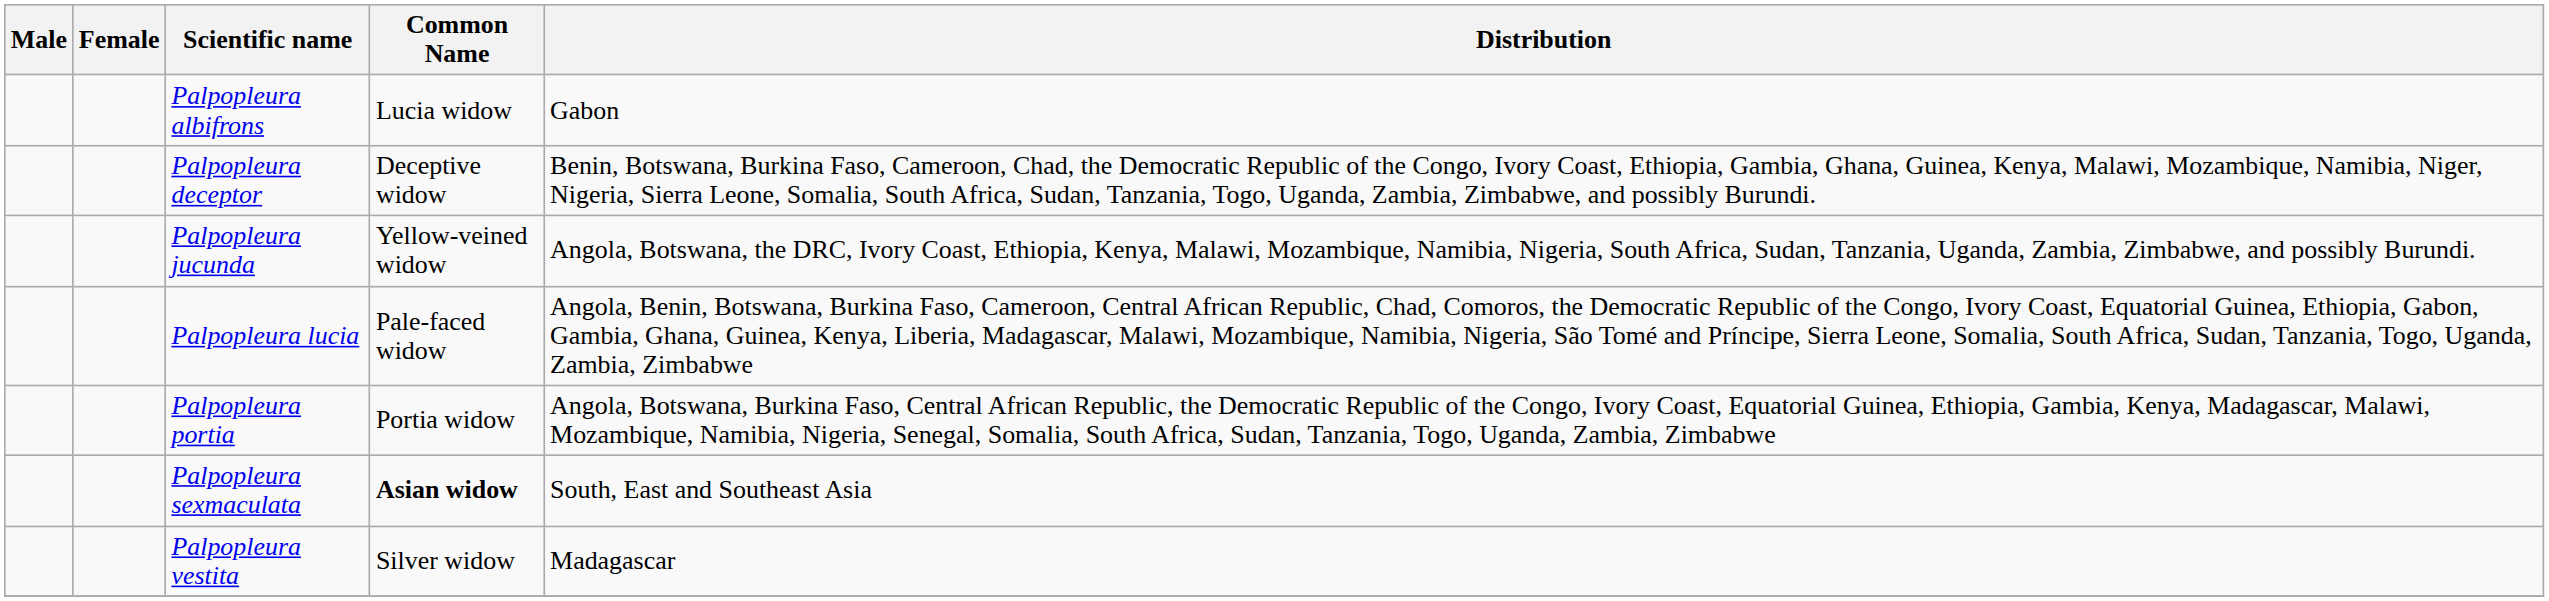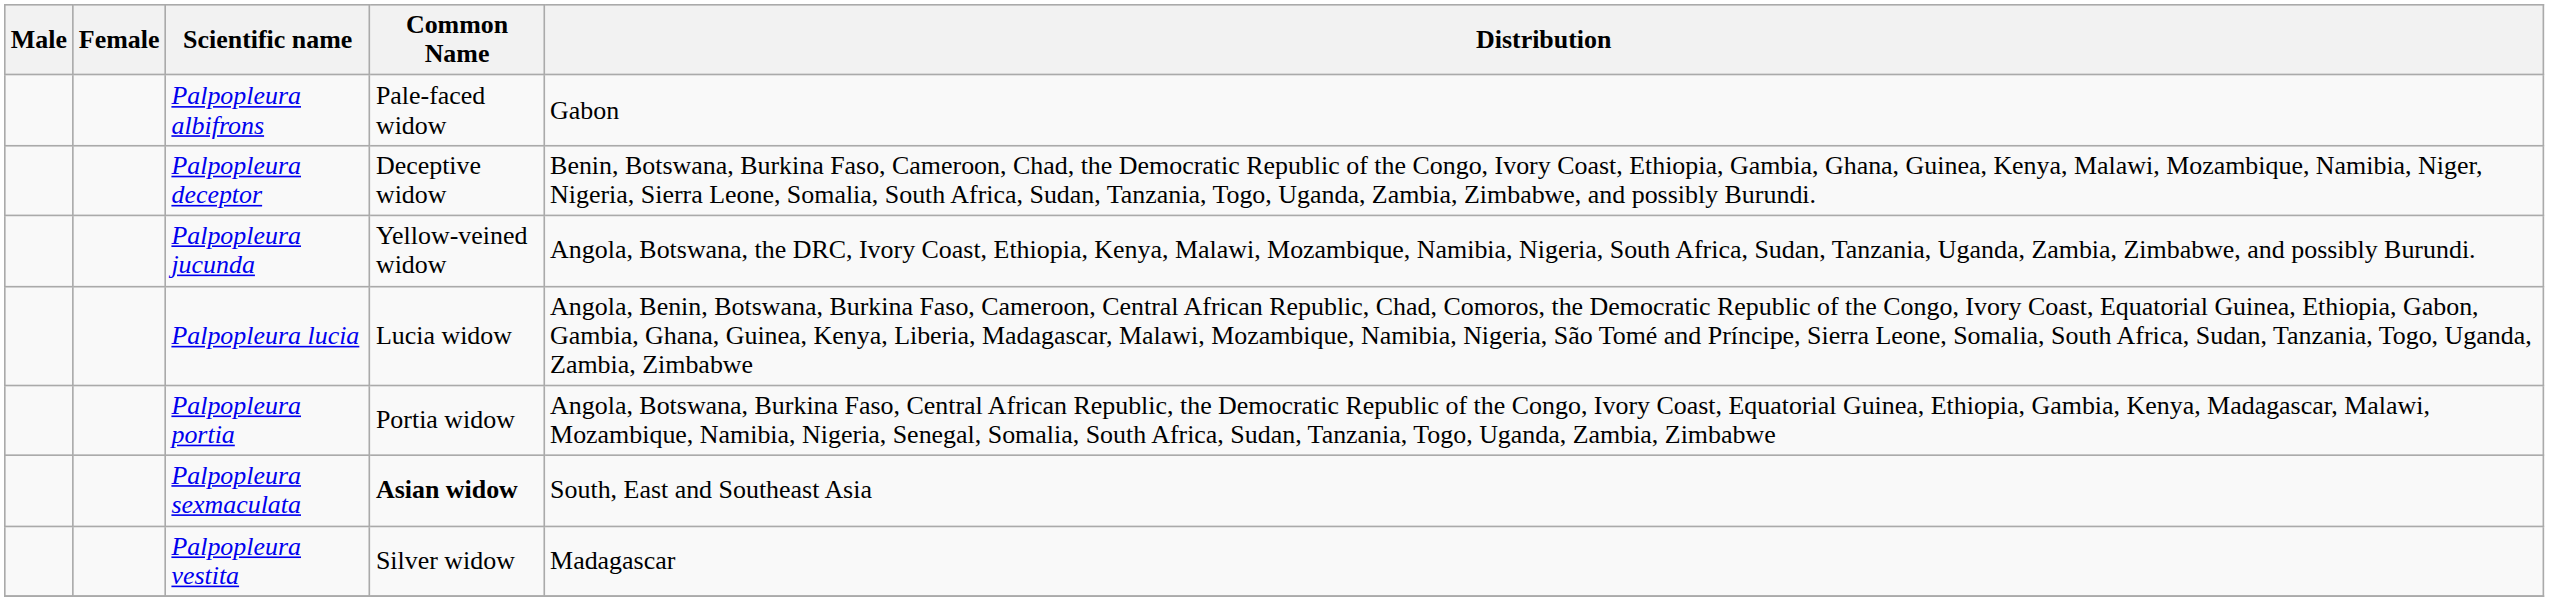(444, 109) Lucia widow -> (431, 109) Pale-faced widow
(431, 335) Pale-faced widow -> (444, 335) Lucia widow
